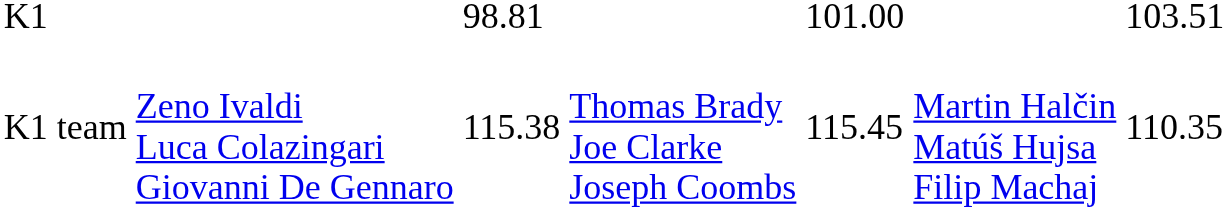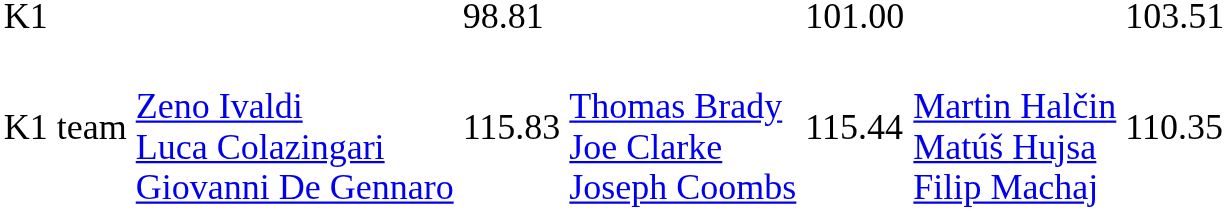(511, 126) 115.38 -> (511, 126) 115.83
(854, 126) 115.45 -> (854, 126) 115.44
